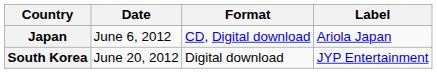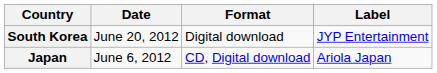rows swapped: (47, 36) <-> (47, 57)
